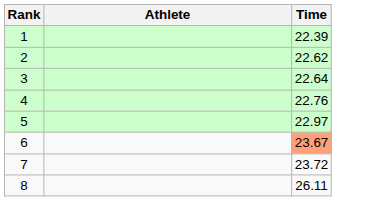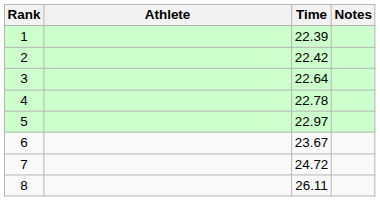+ column: (353, 15)
(312, 57) 22.62 -> (312, 57) 22.42
(312, 100) 22.76 -> (312, 100) 22.78
(312, 143) lightsalmon background -> (312, 143) no background
(312, 164) 23.72 -> (312, 164) 24.72
